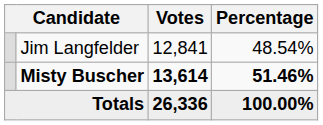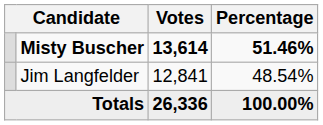rows swapped: (82, 76) <-> (80, 47)
